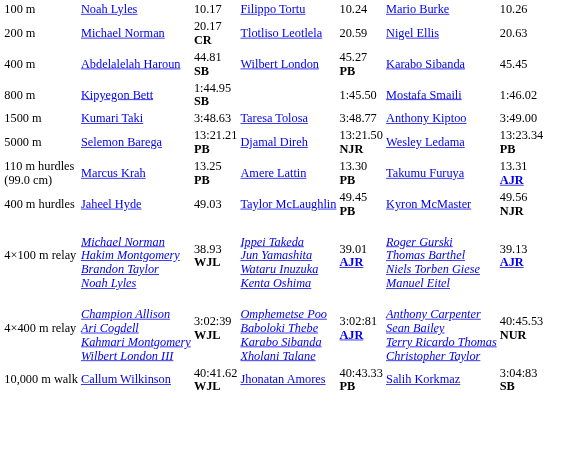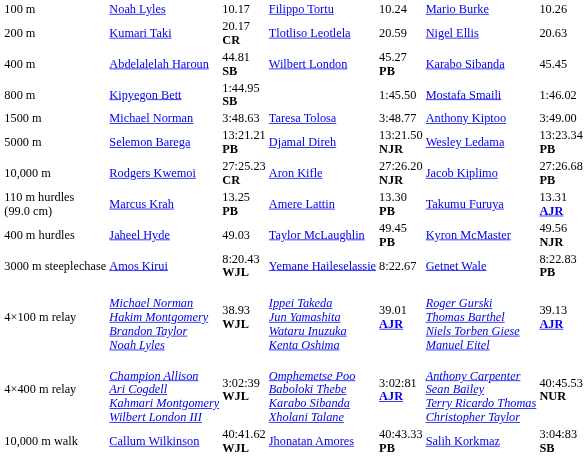(123, 33) Michael Norman -> (140, 33) Kumari Taki
(112, 118) Kumari Taki -> (151, 118) Michael Norman
+ row: (28, 173)
+ row: (55, 265)
